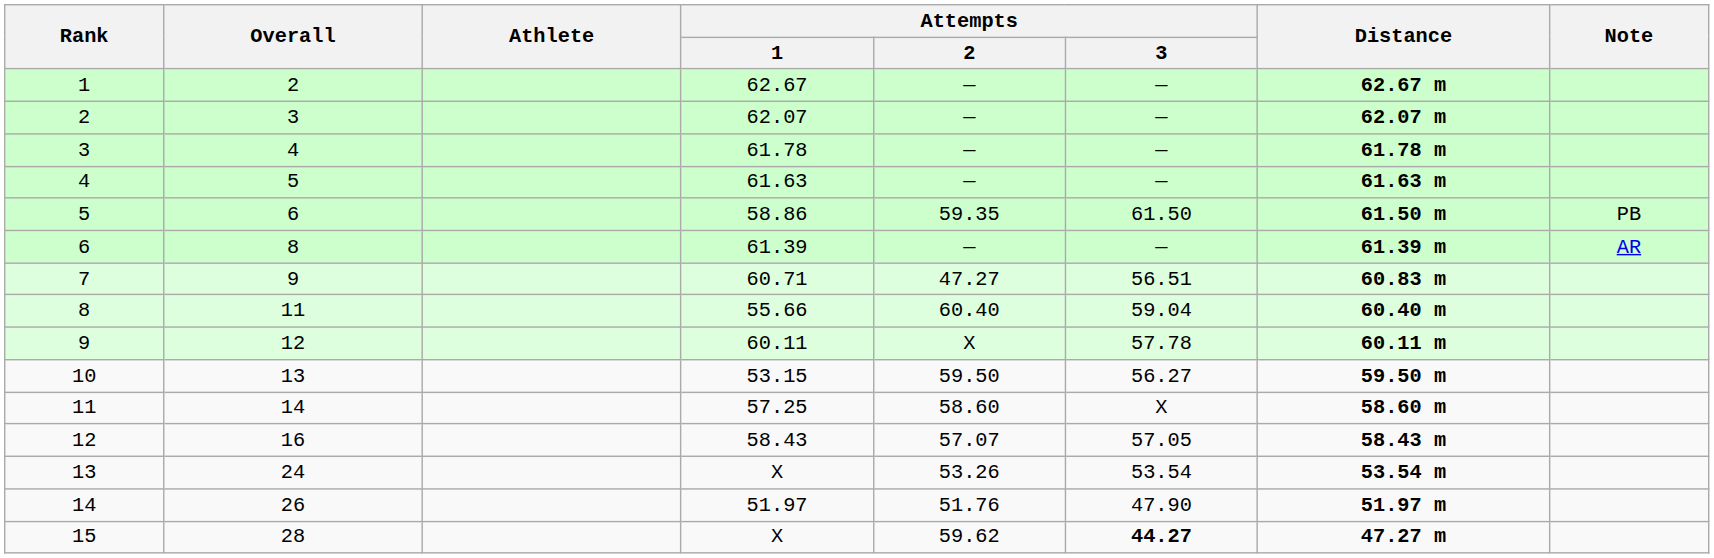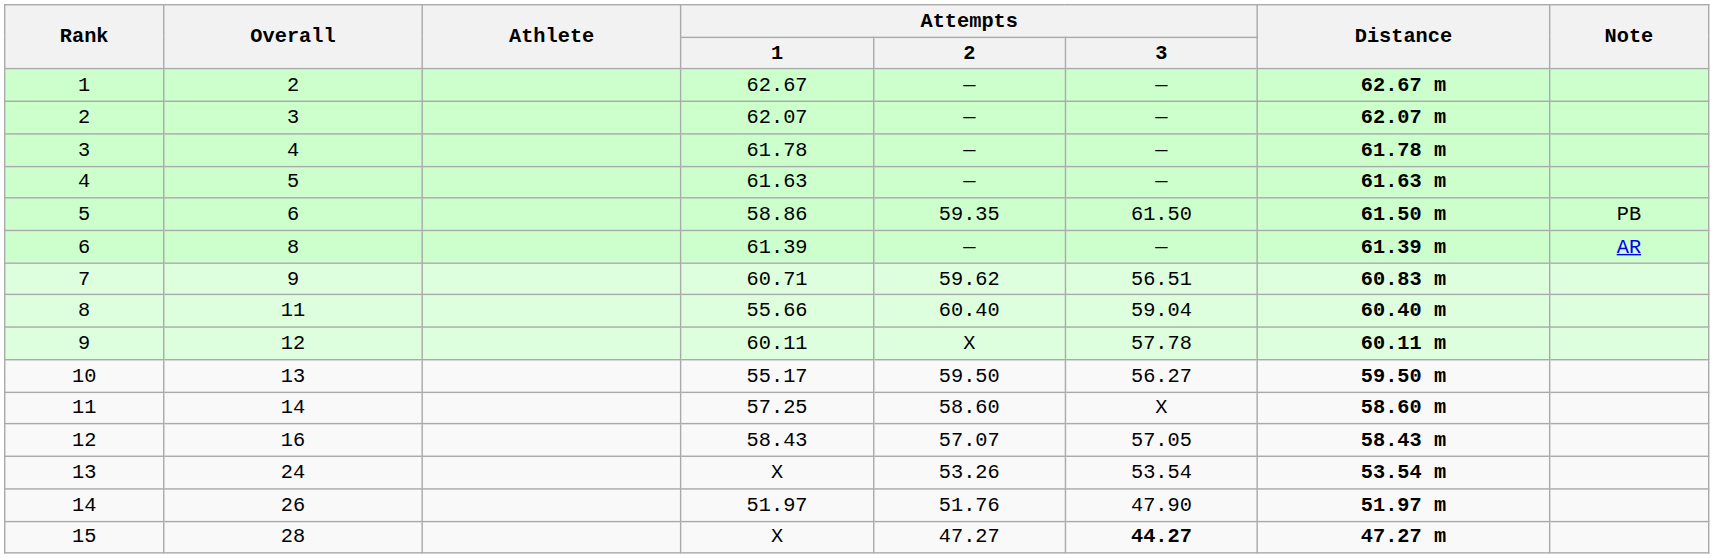(969, 279) 47.27 -> (969, 279) 59.62
(777, 376) 53.15 -> (777, 376) 55.17
(969, 537) 59.62 -> (969, 537) 47.27
